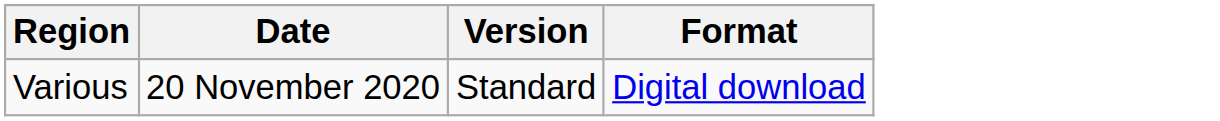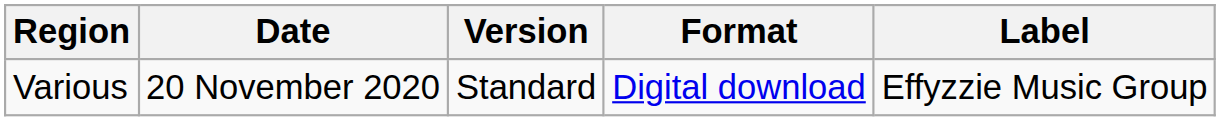+ column: (1045, 31)
